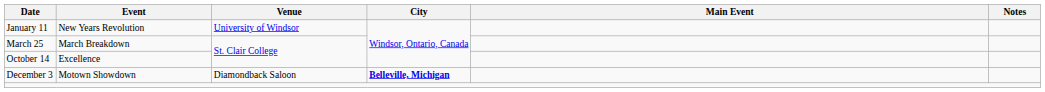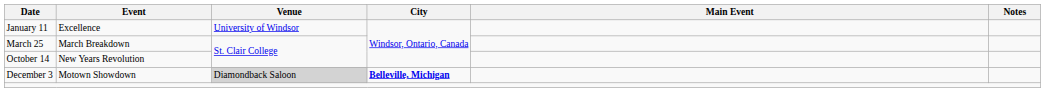(101, 27) New Years Revolution -> (79, 27) Excellence
(79, 59) Excellence -> (101, 59) New Years Revolution
(255, 74) no background -> (255, 74) lightgrey background
